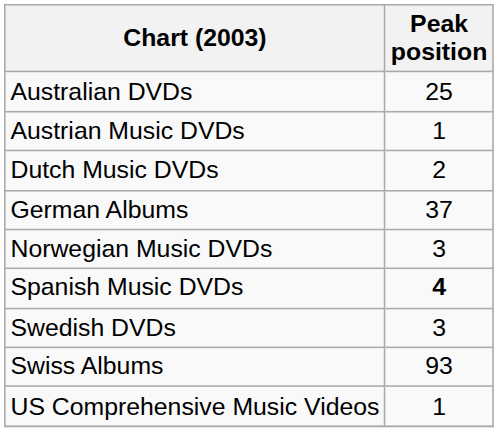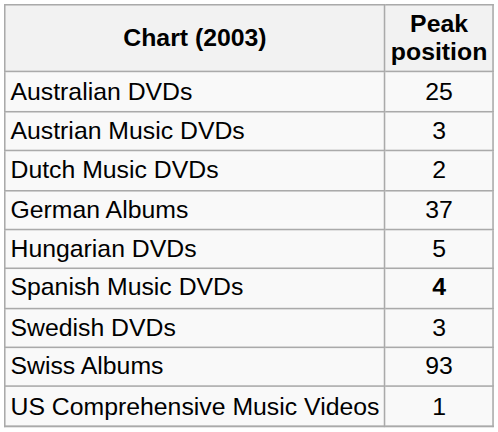(439, 130) 1 -> (439, 130) 3
+ row: (104, 248)
- row: (141, 248)
